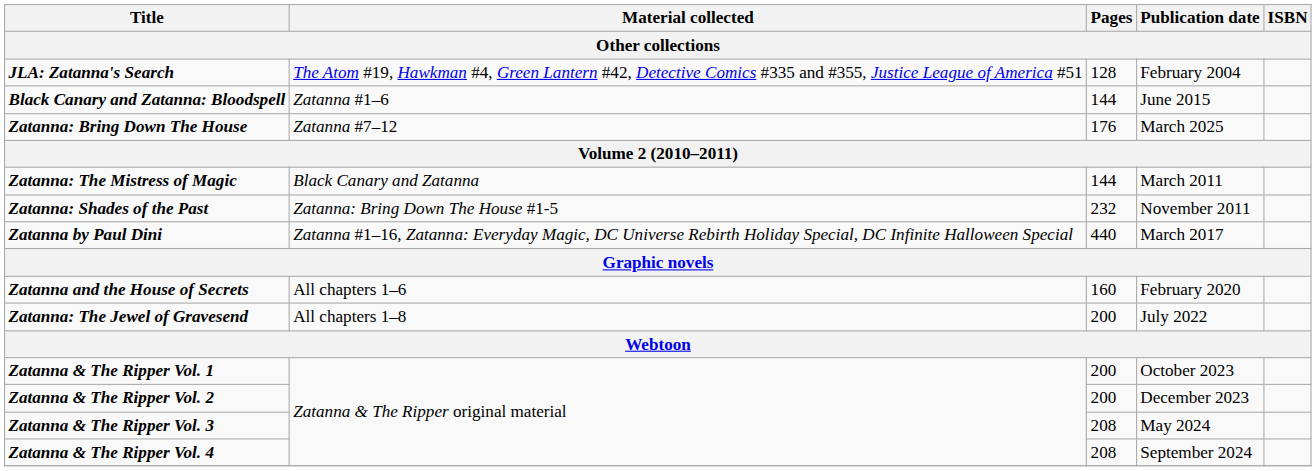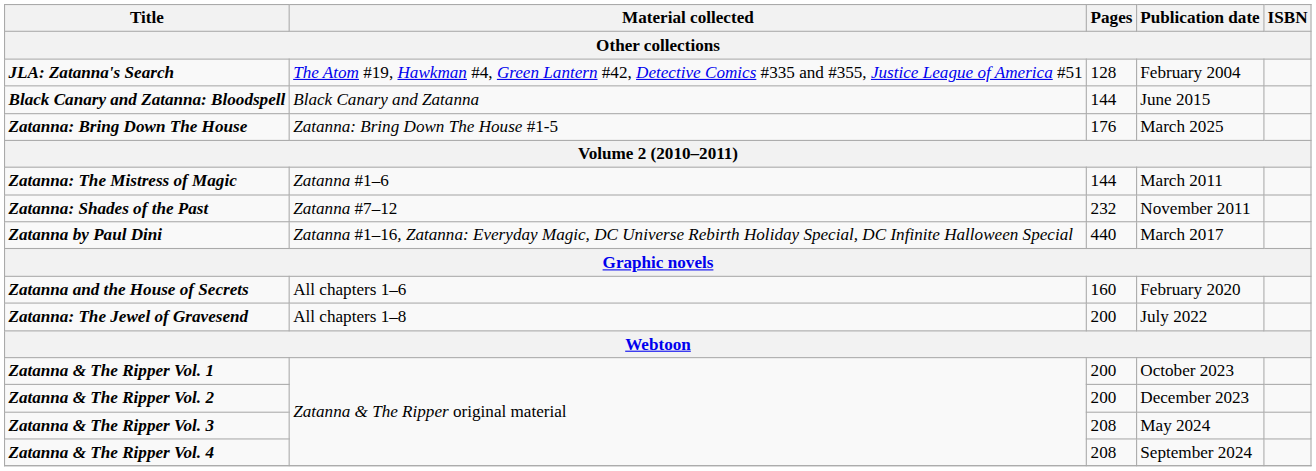(341, 99) Zatanna #1–6 -> (386, 99) Black Canary and Zatanna
(345, 126) Zatanna #7–12 -> (426, 126) Zatanna: Bring Down The House #1-5
(386, 180) Black Canary and Zatanna -> (341, 180) Zatanna #1–6
(426, 208) Zatanna: Bring Down The House #1-5 -> (345, 208) Zatanna #7–12
